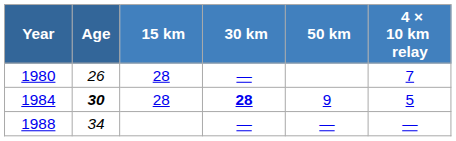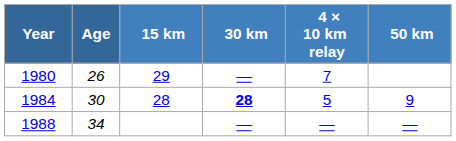columns swapped: (327, 34) <-> (410, 34)
(161, 75) 28 -> (161, 75) 29
(96, 100) bold -> (96, 100) normal
